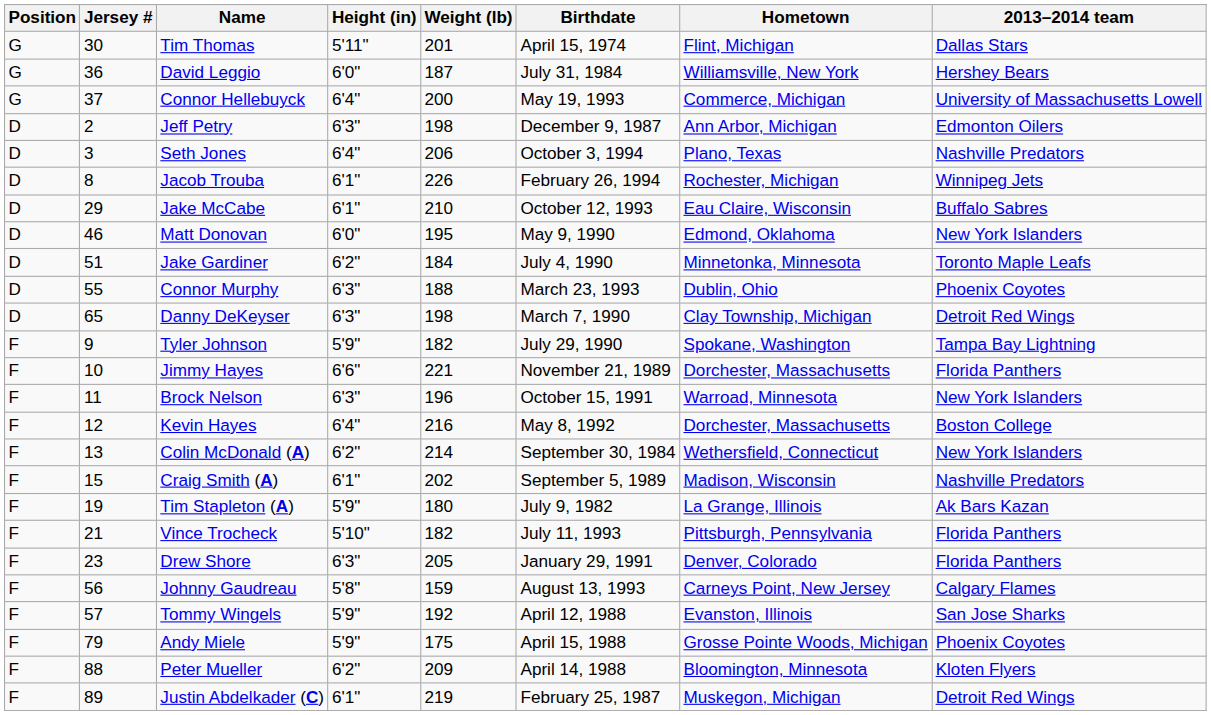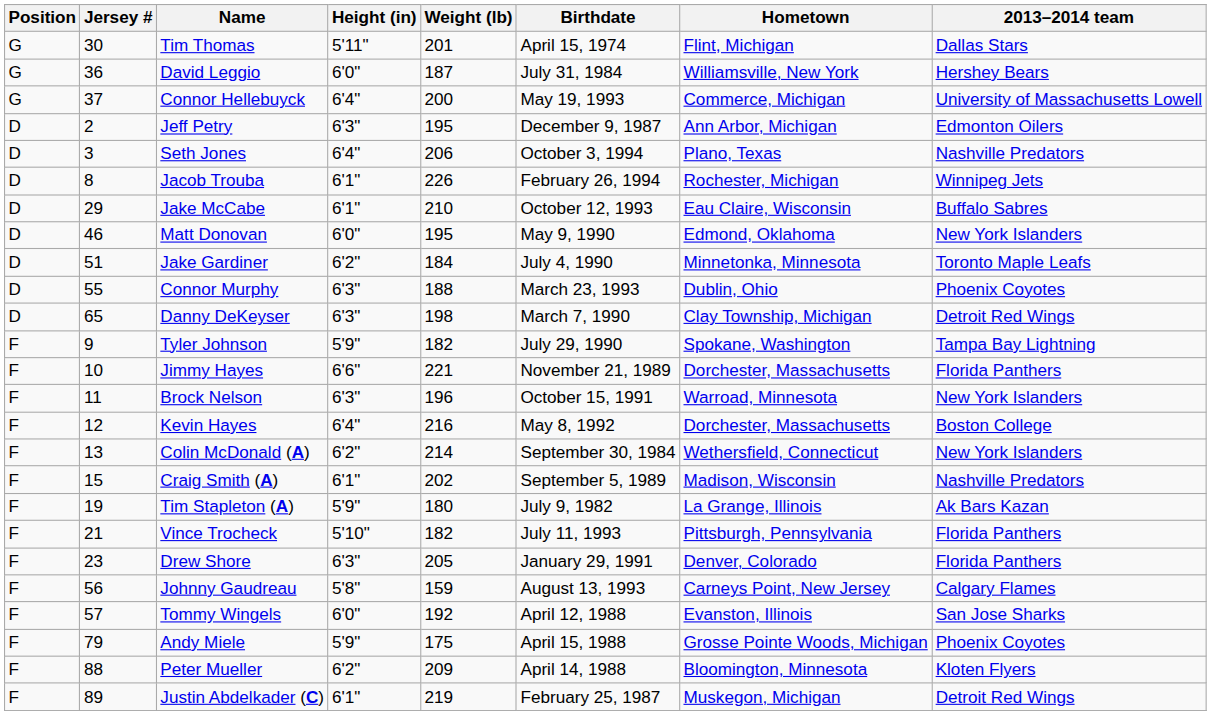(439, 126) 198 -> (439, 126) 195
(346, 615) 5'9" -> (346, 615) 6'0"
